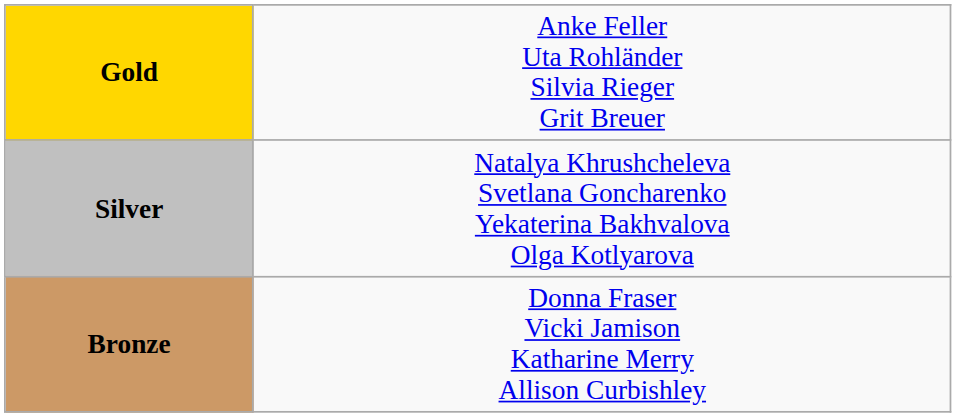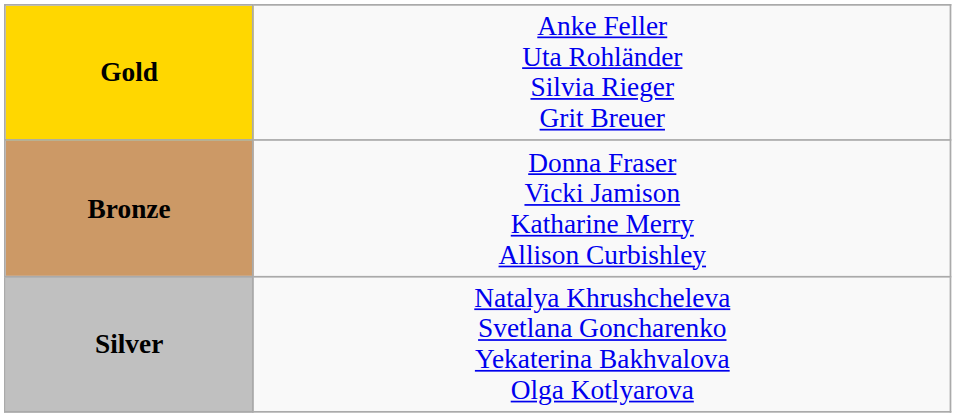rows swapped: (129, 208) <-> (129, 343)
